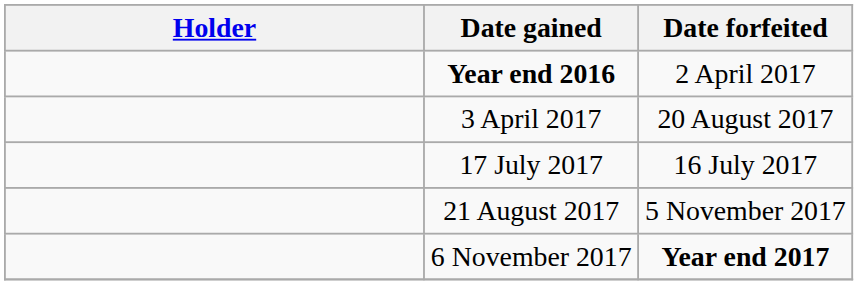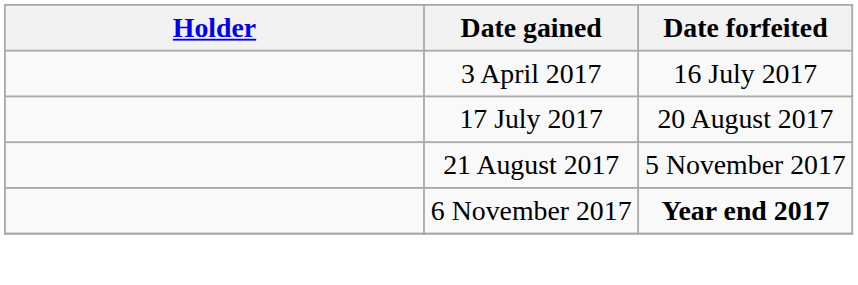- row: (531, 73)
(745, 119) 20 August 2017 -> (745, 73) 16 July 2017
(745, 165) 16 July 2017 -> (745, 119) 20 August 2017
